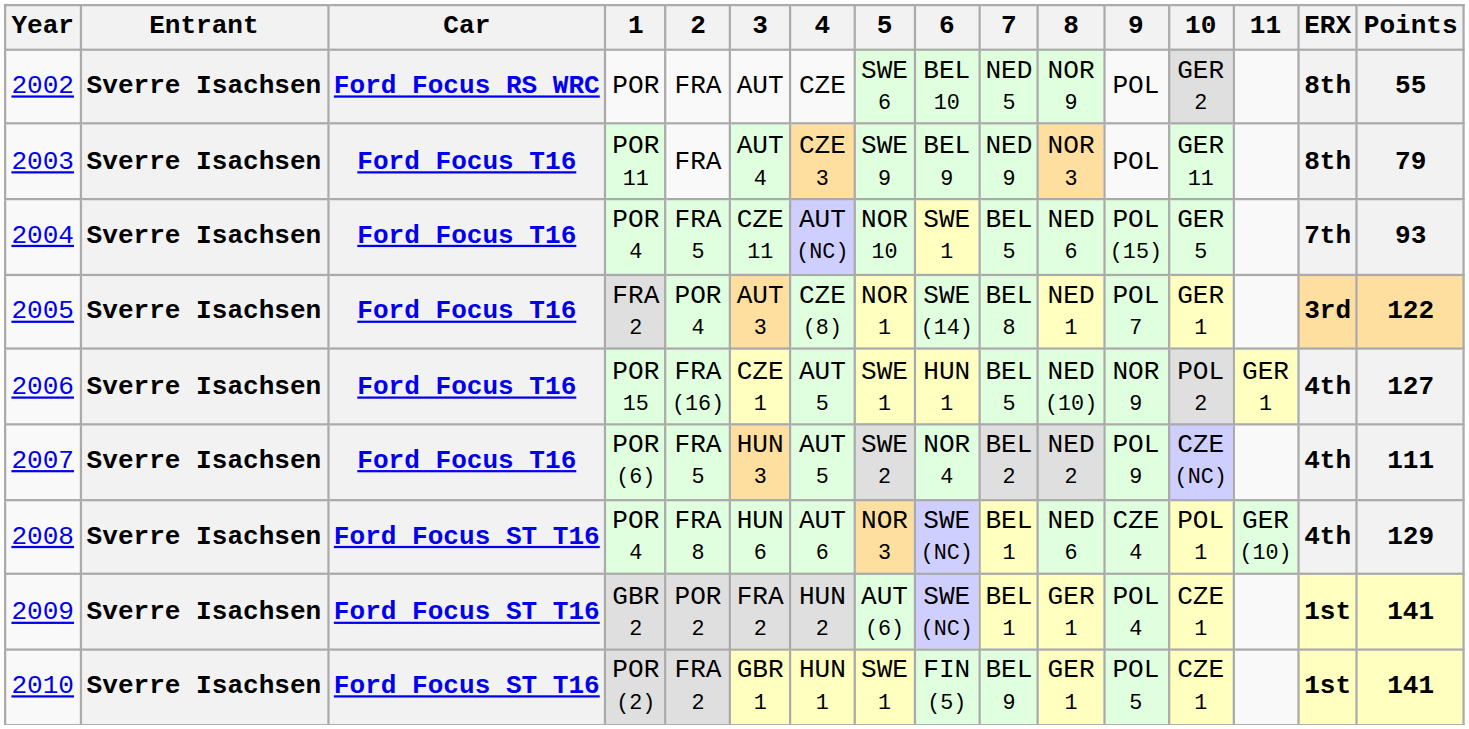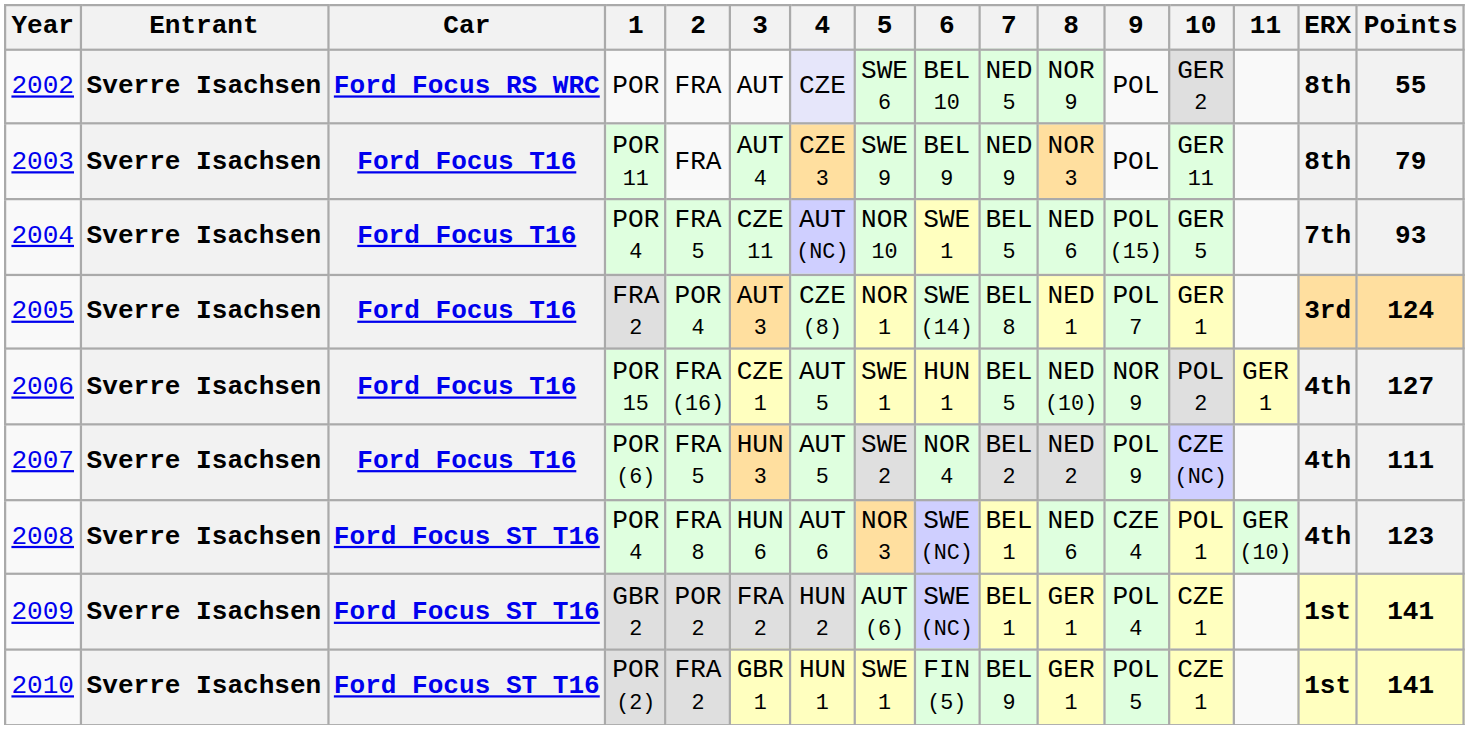(822, 86) no background -> (822, 86) lavender background
(1411, 311) 122 -> (1411, 311) 124
(1411, 536) 129 -> (1411, 536) 123
